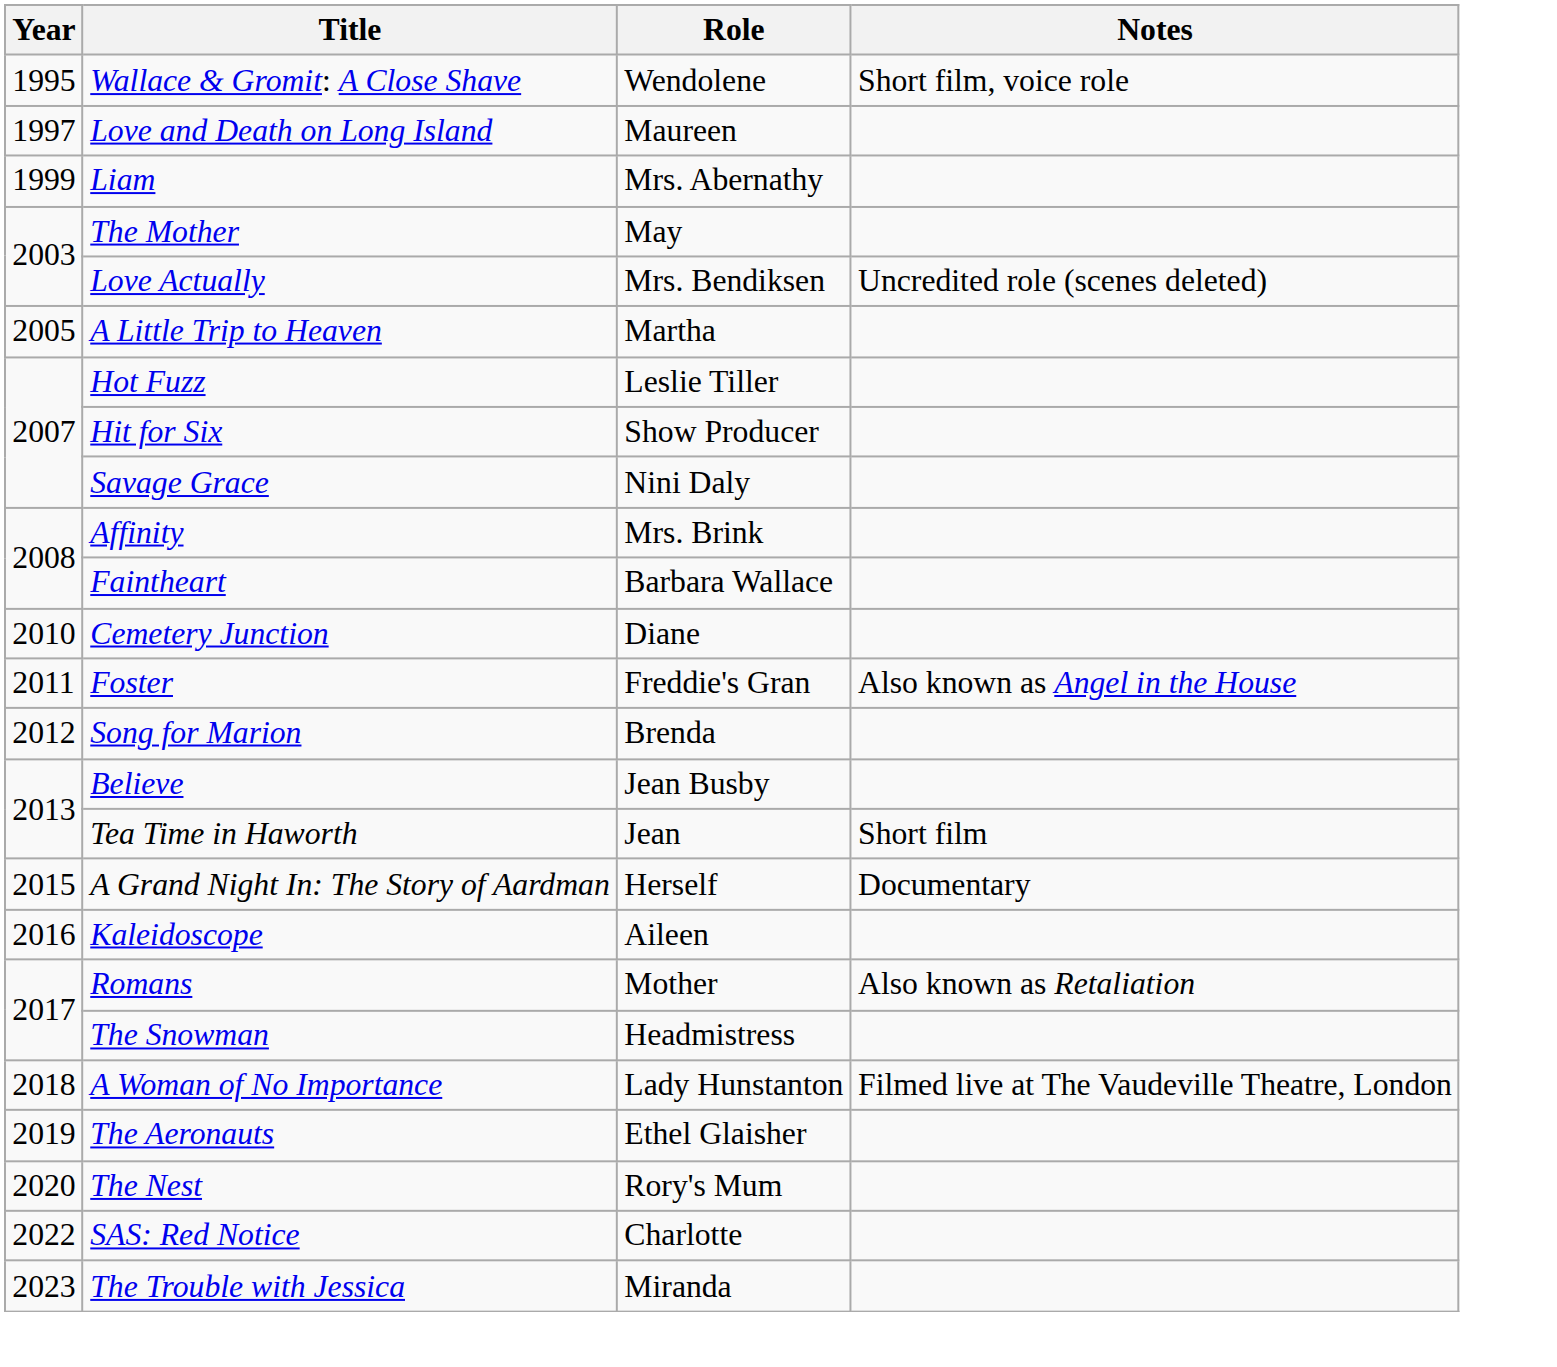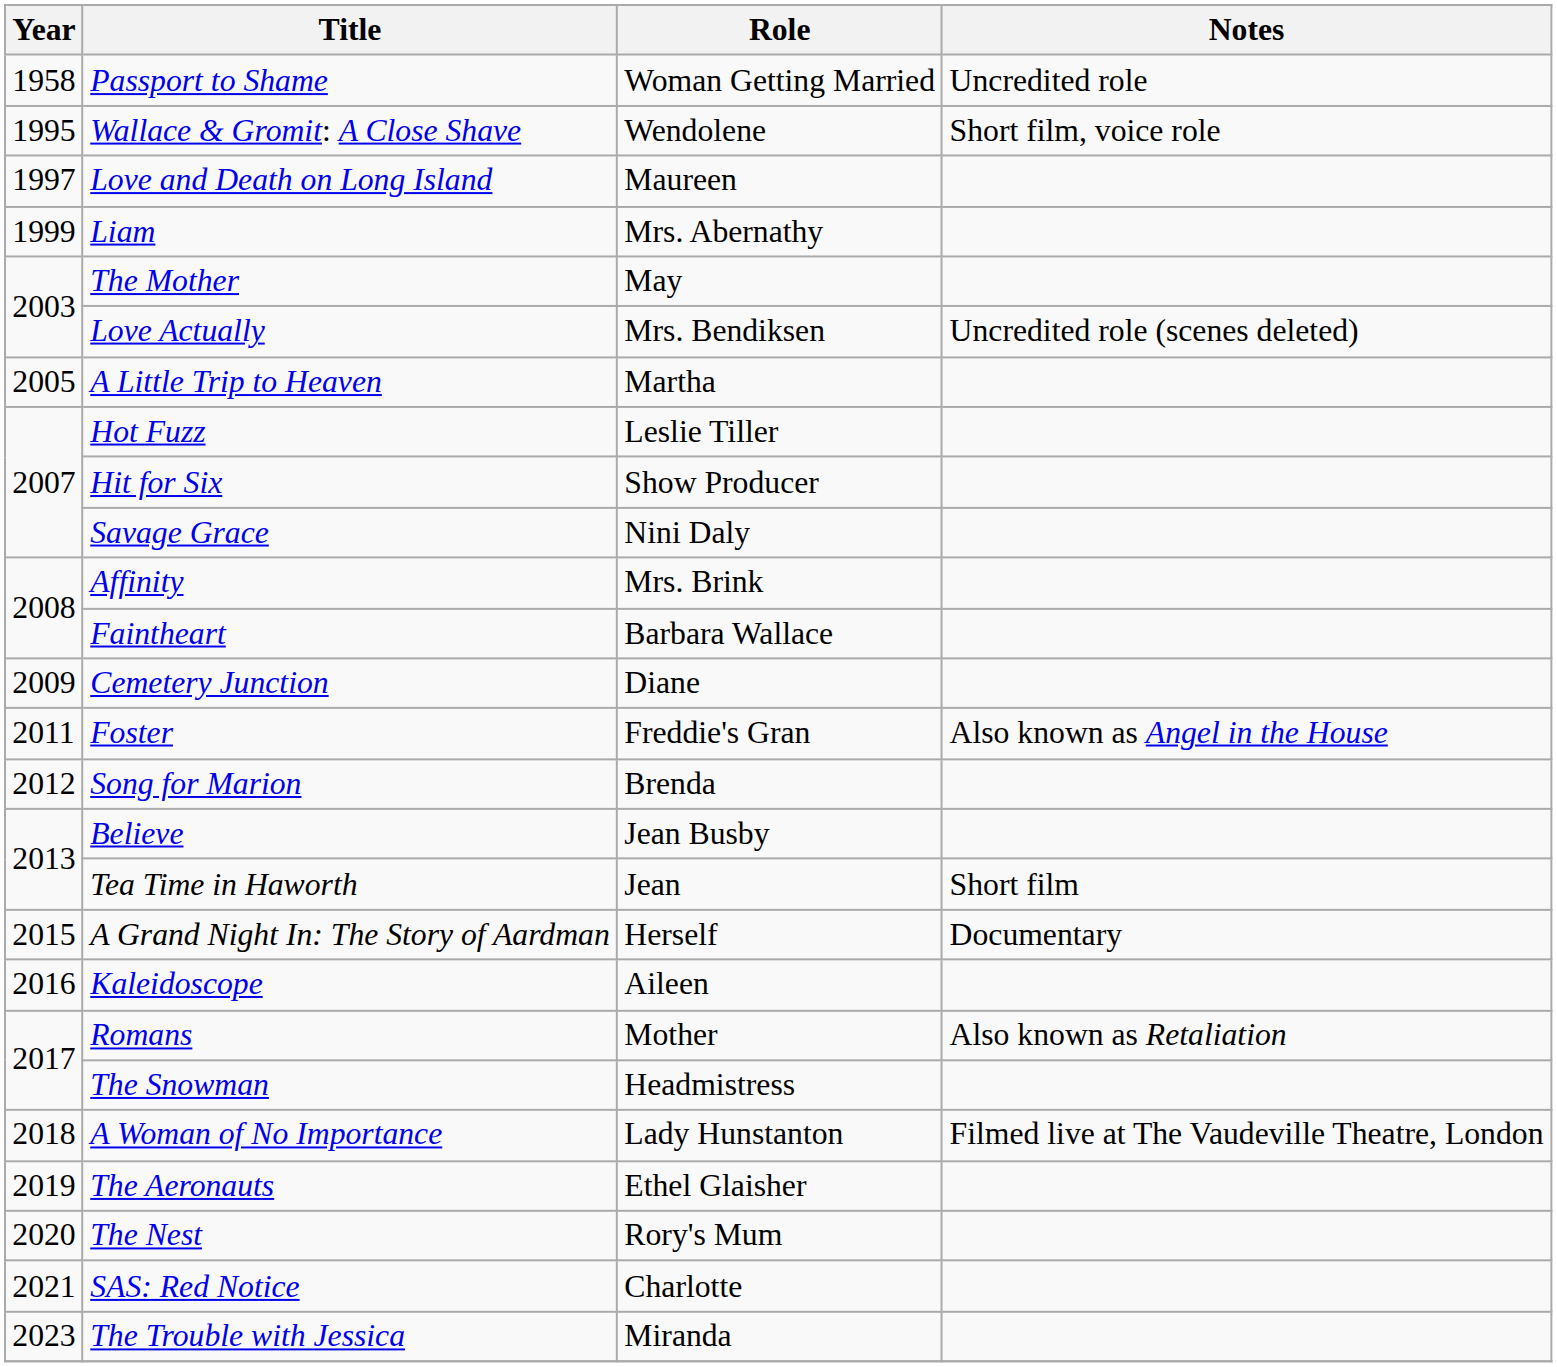+ row: (209, 79)
(44, 632) 2010 -> (44, 682) 2009
(44, 1235) 2022 -> (44, 1285) 2021
